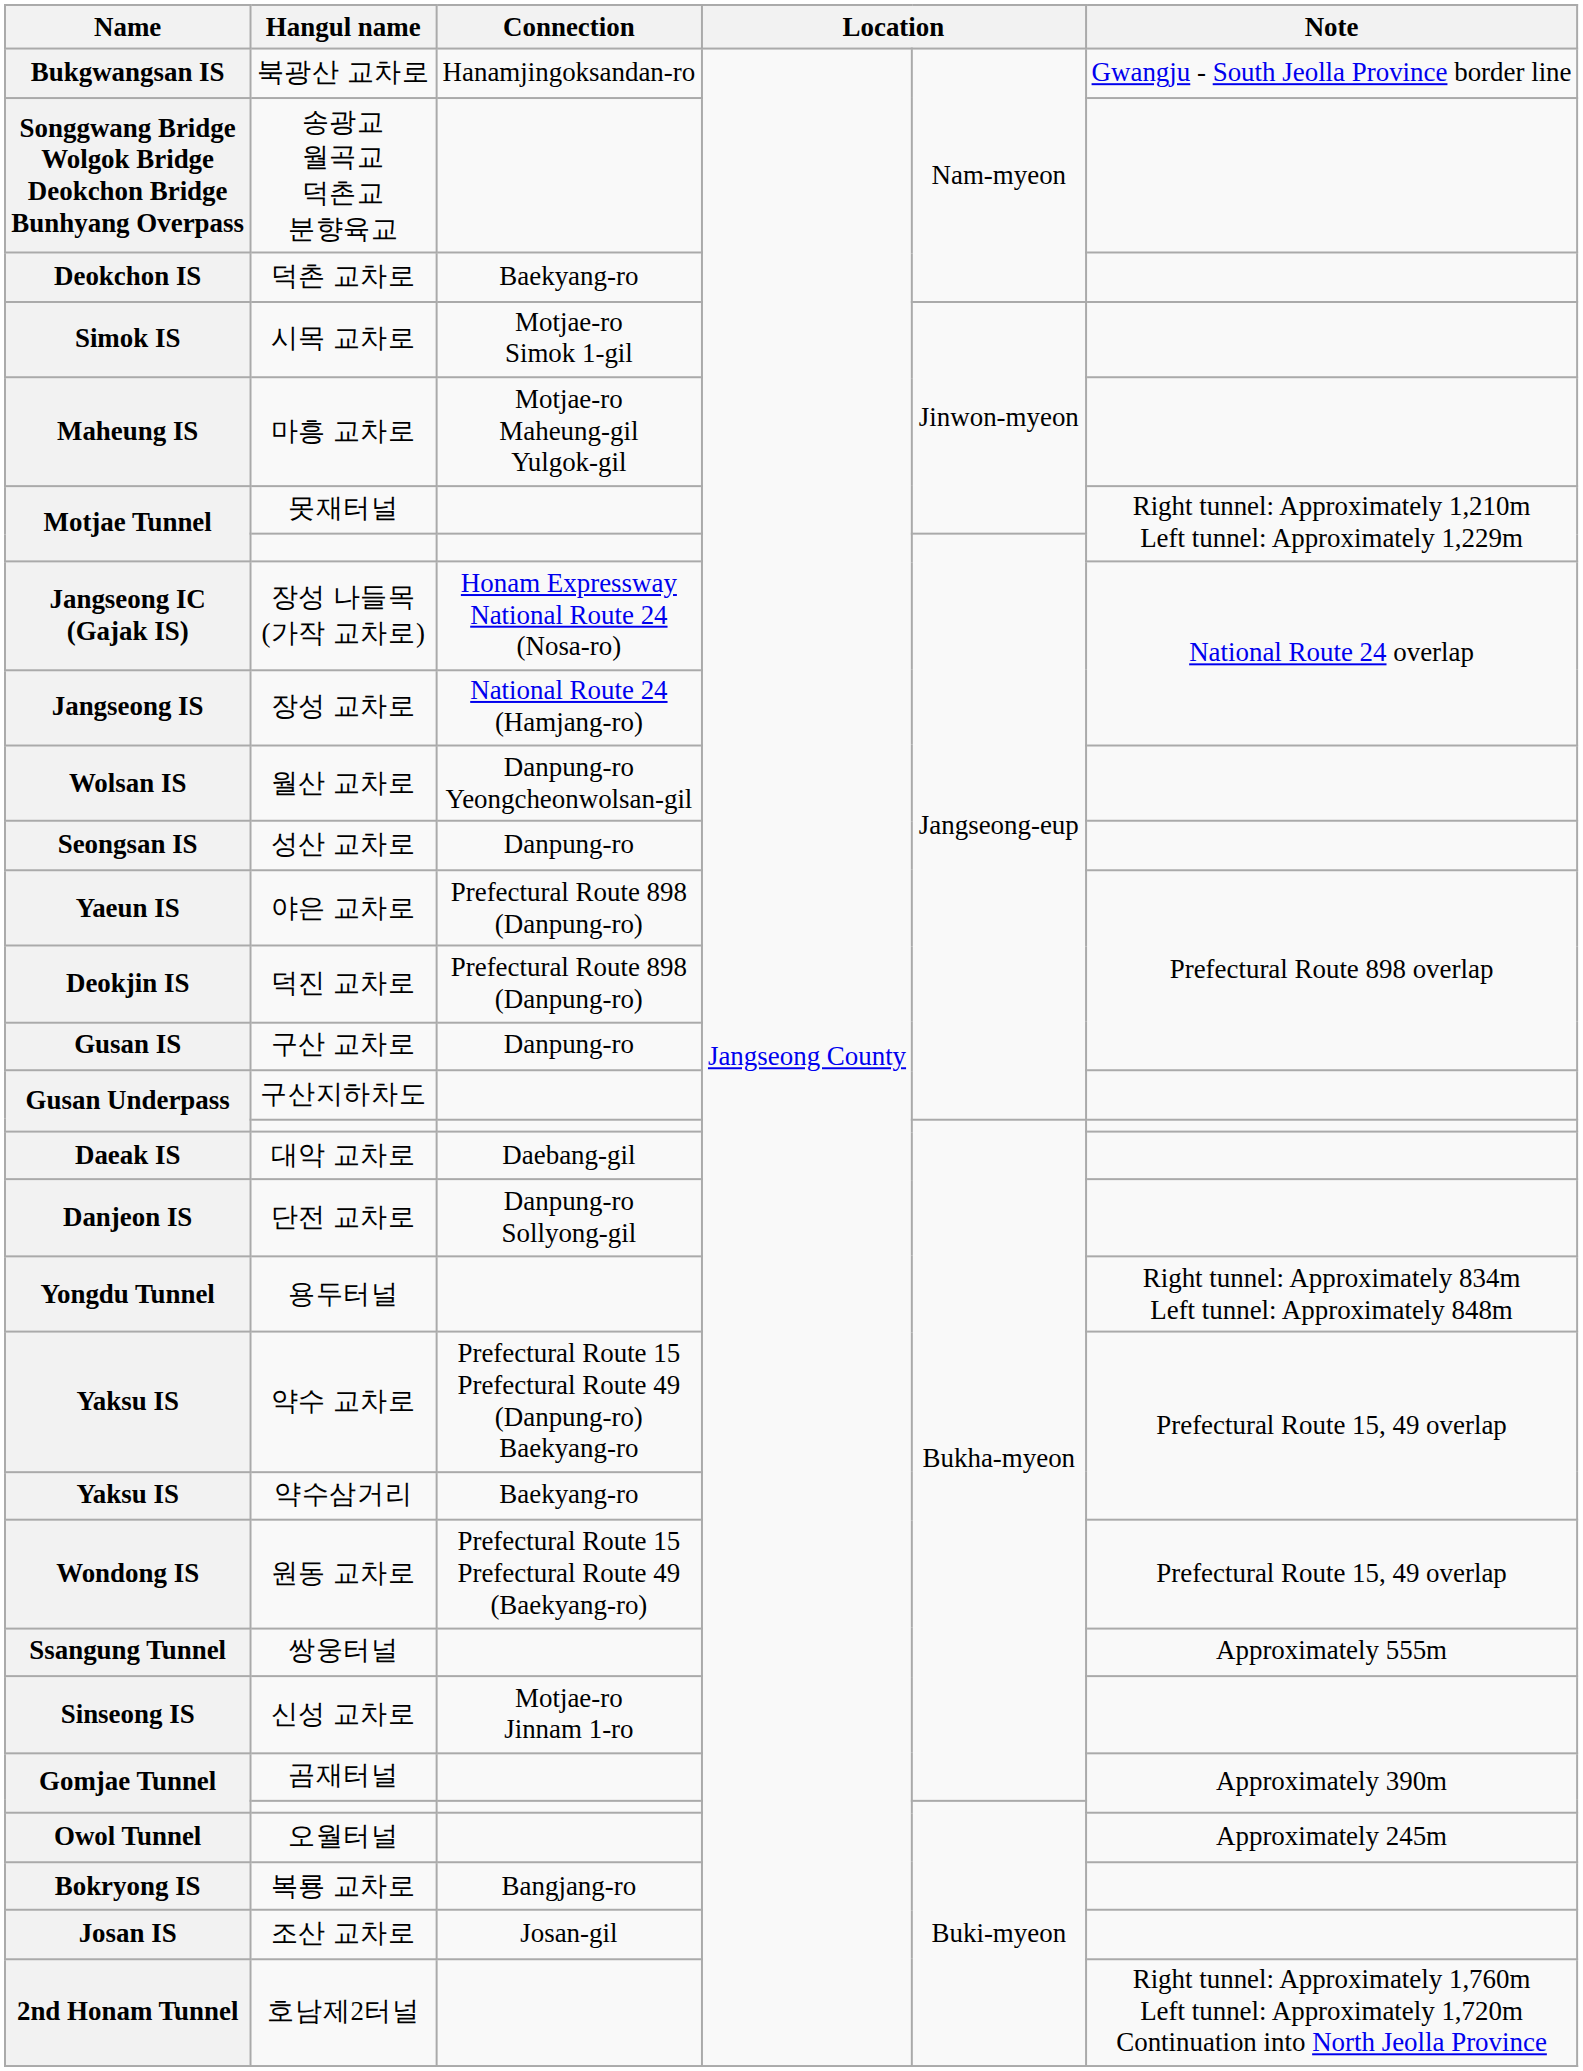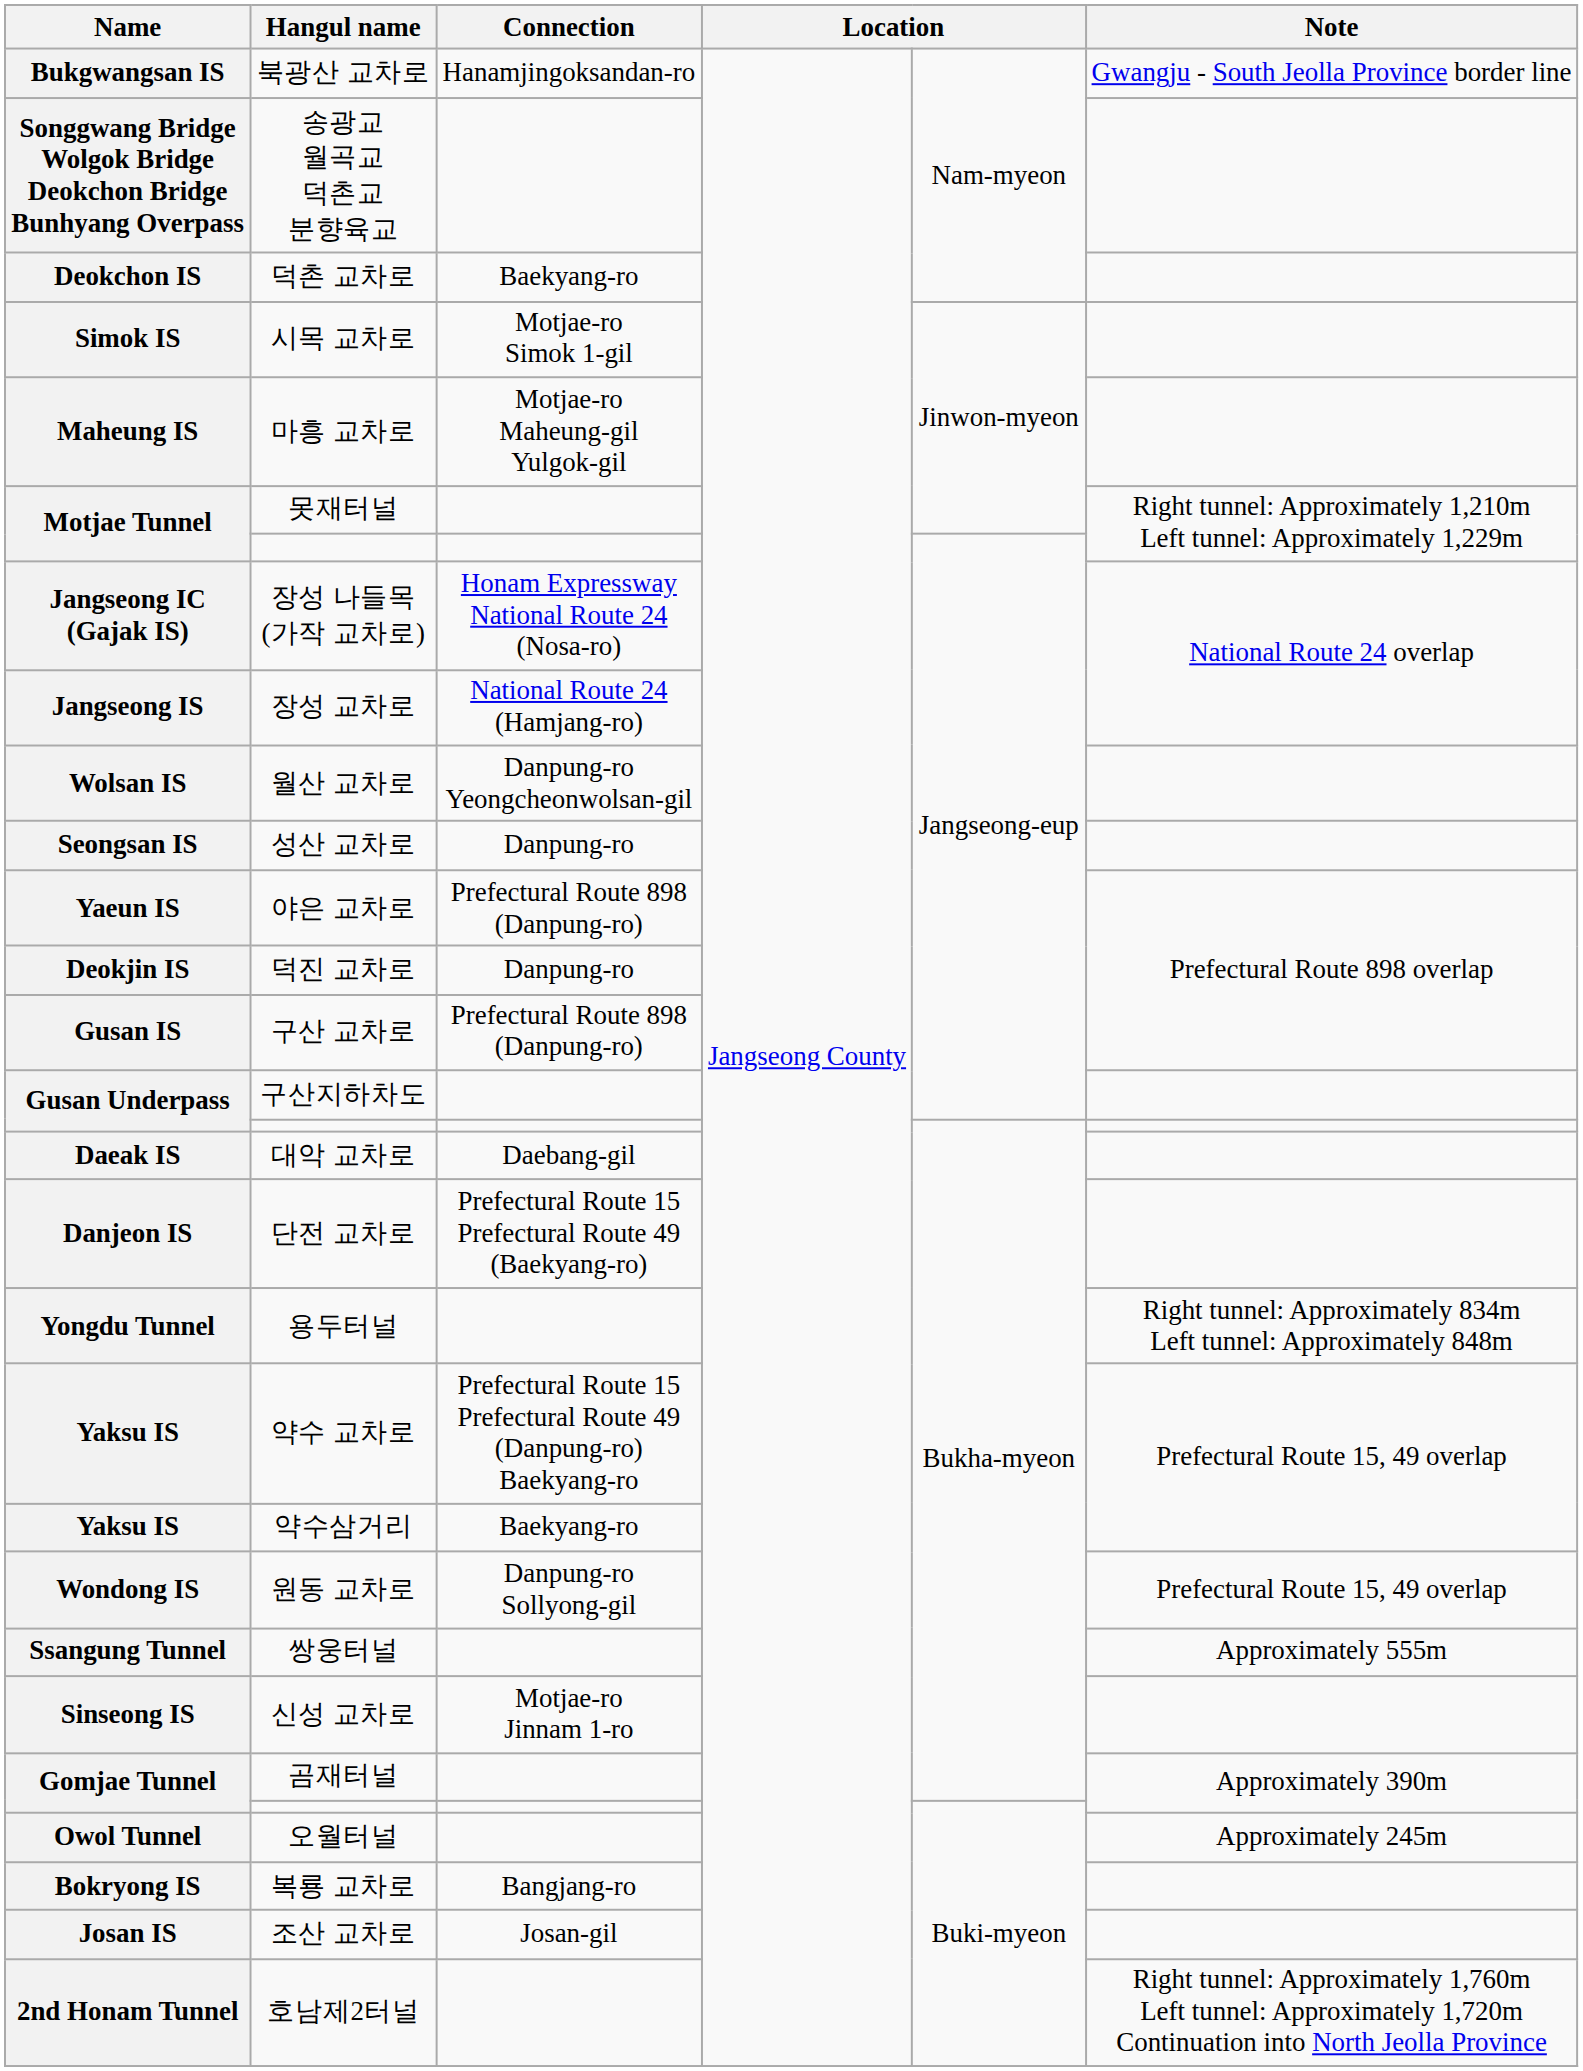(569, 983) Prefectural Route 898 (Danpung-ro) -> (569, 969) Danpung-ro
(569, 1045) Danpung-ro -> (569, 1031) Prefectural Route 898 (Danpung-ro)
(569, 1217) Danpung-ro Sollyong-gil -> (569, 1232) Prefectural Route 15 Prefectural Route 49 (Baekyang-ro)
(569, 1573) Prefectural Route 15 Prefectural Route 49 (Baekyang-ro) -> (569, 1588) Danpung-ro Sollyong-gil
